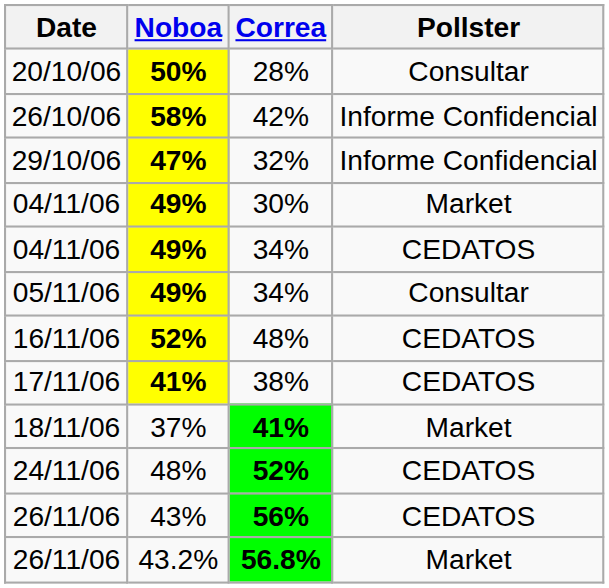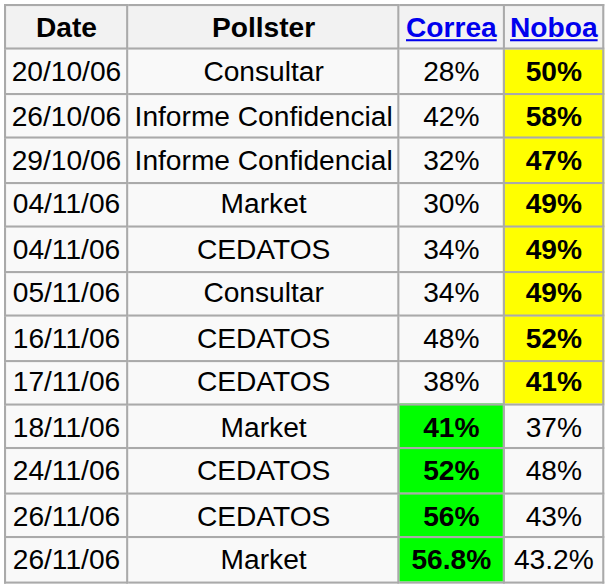columns swapped: (469, 27) <-> (178, 27)
